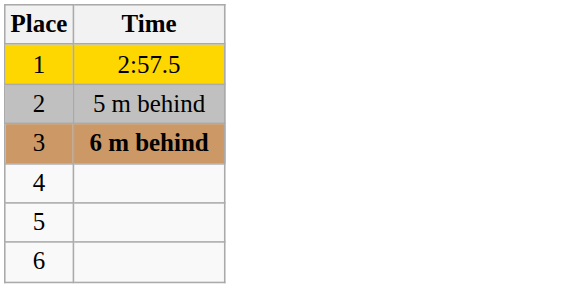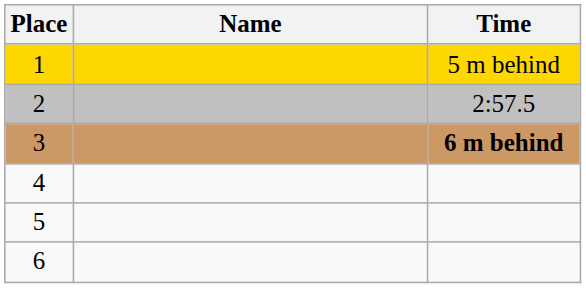+ column: (250, 24)
(149, 63) 2:57.5 -> (504, 63) 5 m behind
(149, 103) 5 m behind -> (504, 103) 2:57.5
